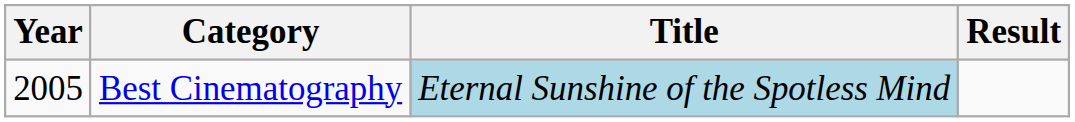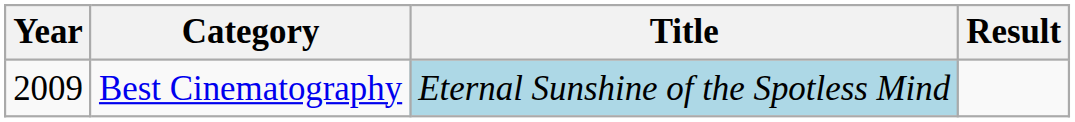(48, 87) 2005 -> (48, 87) 2009
